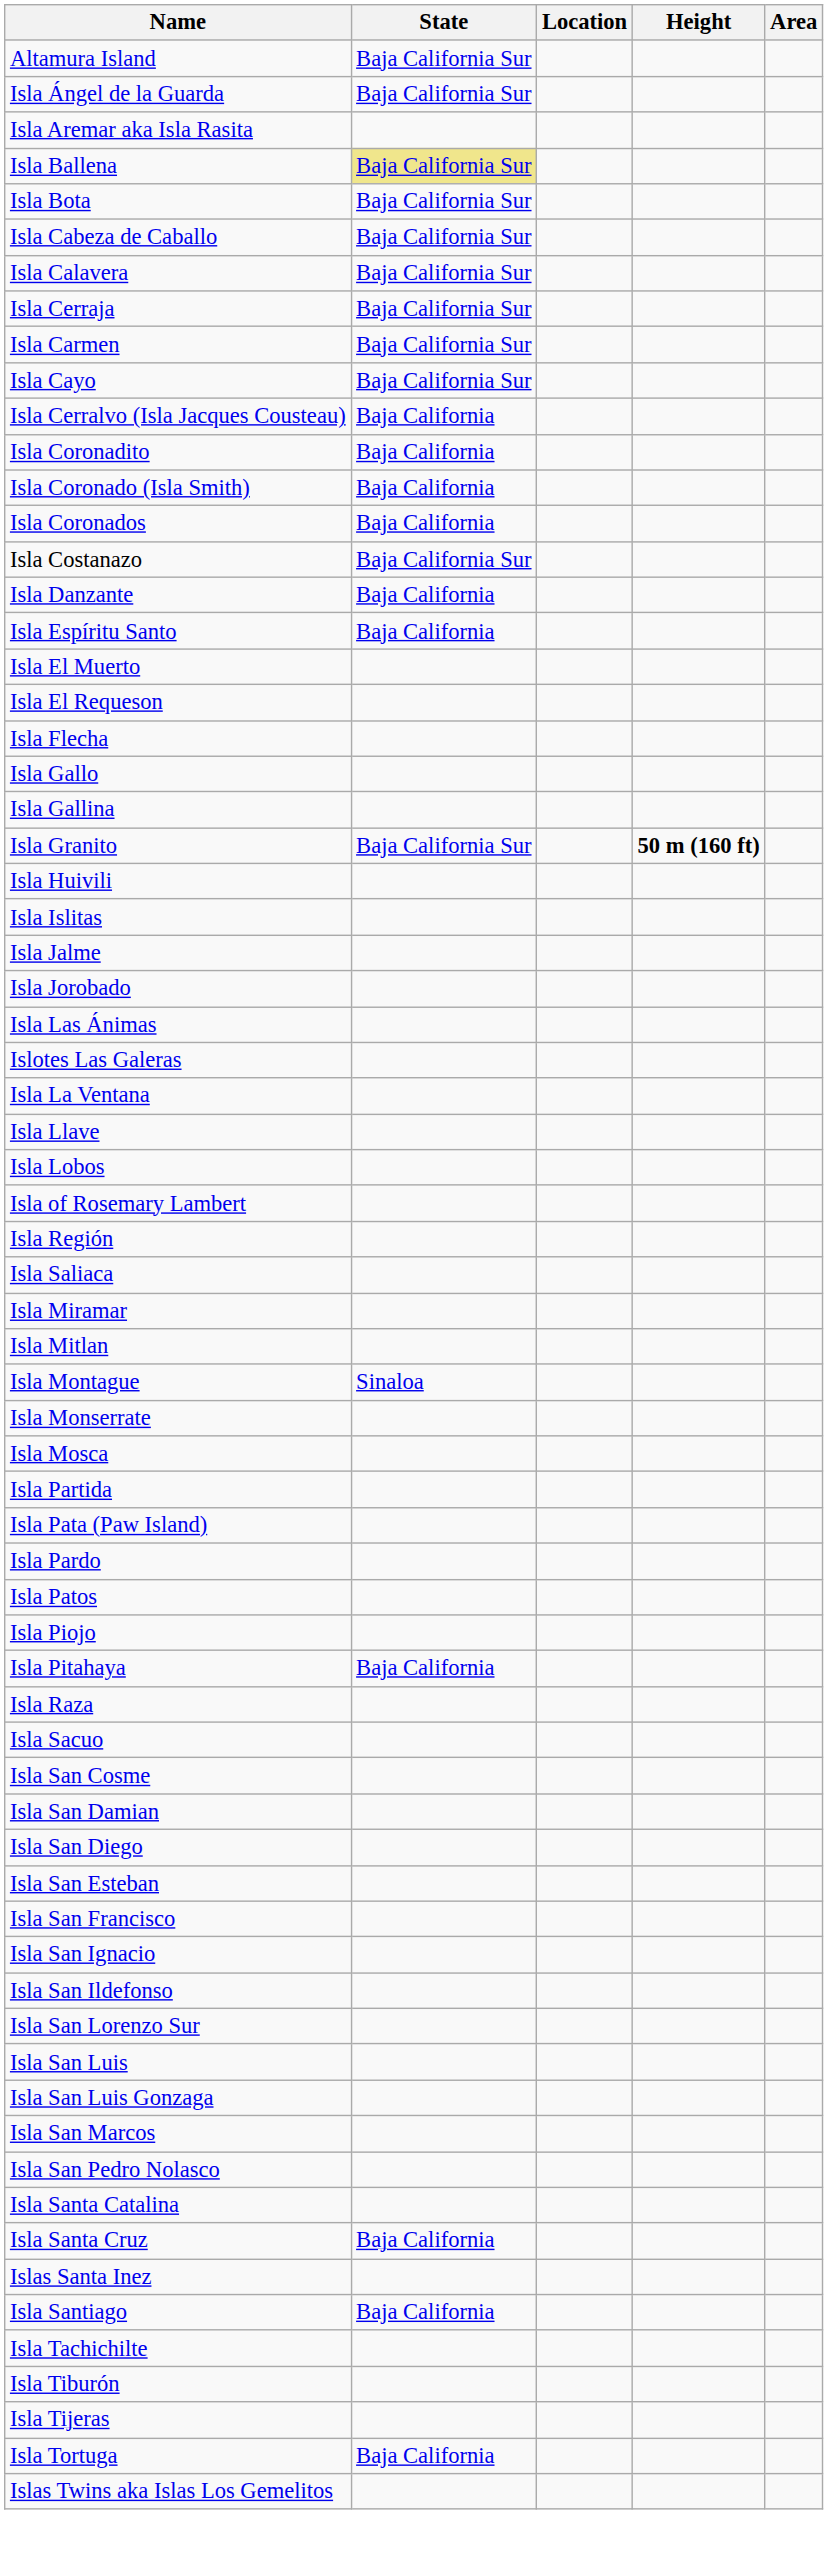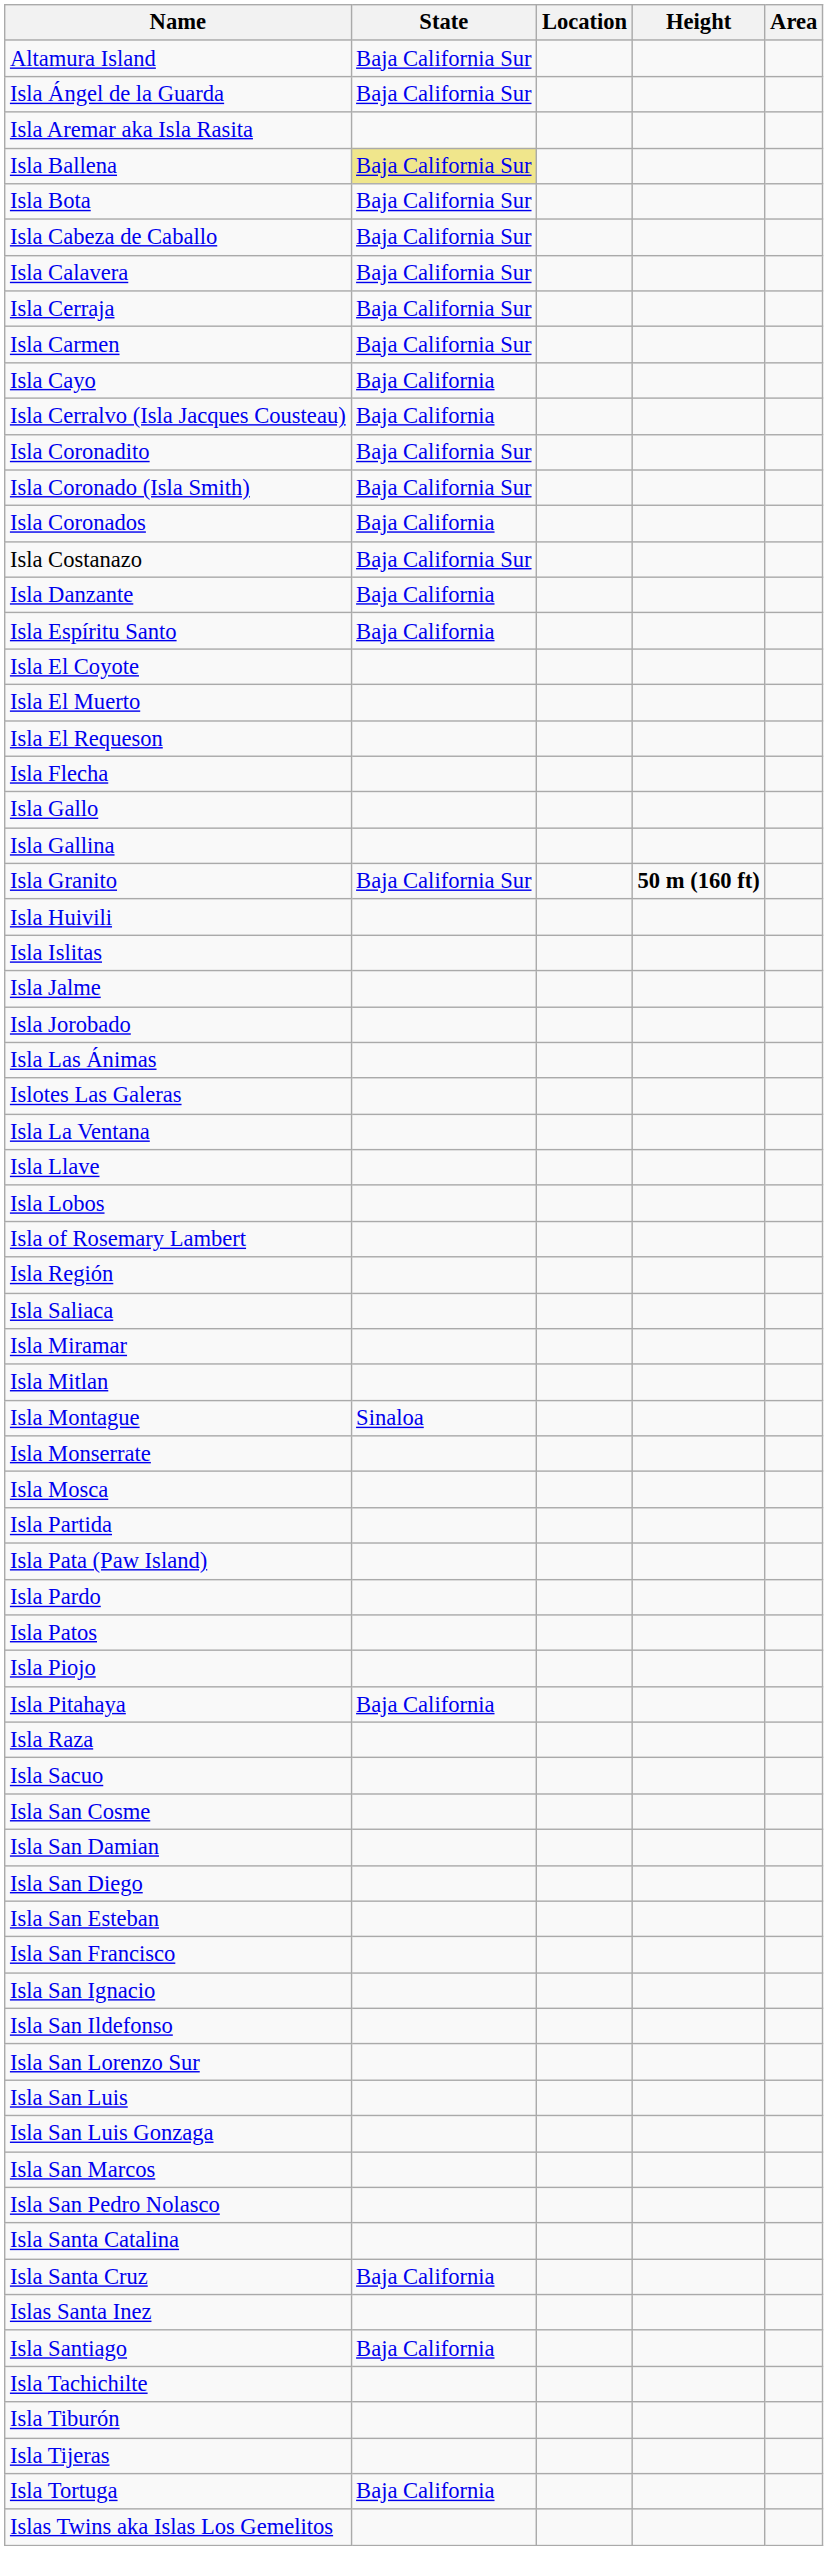(444, 380) Baja California Sur -> (425, 380) Baja California
(425, 451) Baja California -> (444, 451) Baja California Sur
(425, 487) Baja California -> (444, 487) Baja California Sur
+ row: (74, 666)
